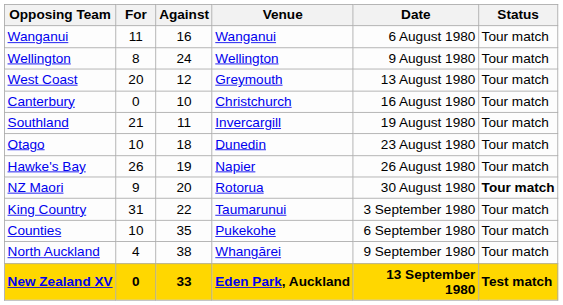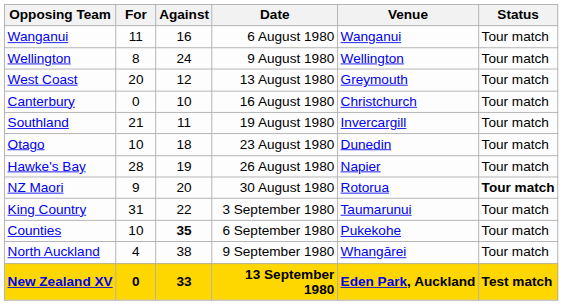columns swapped: (416, 15) <-> (283, 15)
(136, 166) 26 -> (136, 166) 28
(184, 230) normal -> (184, 230) bold
